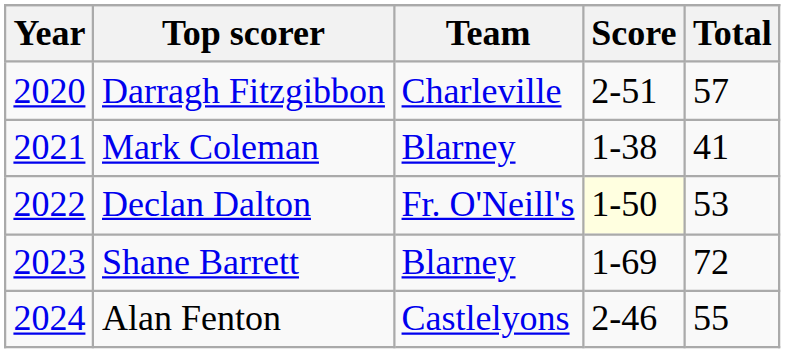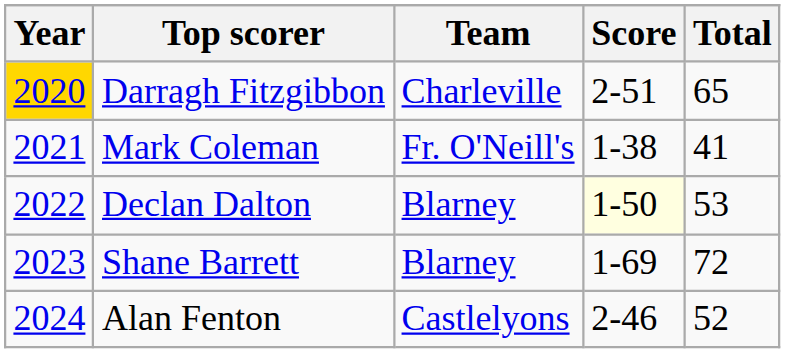(49, 90) no background -> (49, 90) gold background
(711, 90) 57 -> (711, 90) 65
(459, 147) Blarney -> (488, 147) Fr. O'Neill's
(488, 204) Fr. O'Neill's -> (459, 204) Blarney
(711, 318) 55 -> (711, 318) 52
